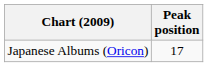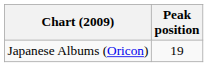(177, 51) 17 -> (177, 51) 19
